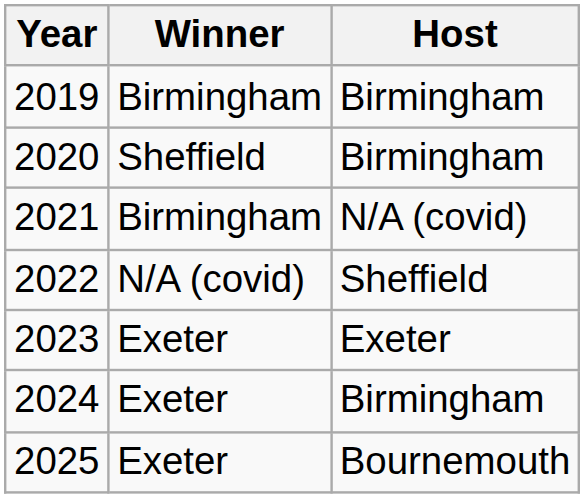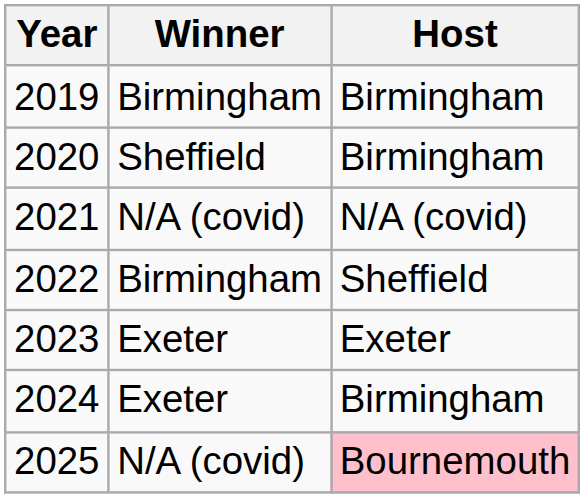(220, 217) Birmingham -> (211, 217) N/A (covid)
(211, 278) N/A (covid) -> (220, 278) Birmingham
(173, 461) Exeter -> (211, 461) N/A (covid)
(455, 461) no background -> (455, 461) pink background
